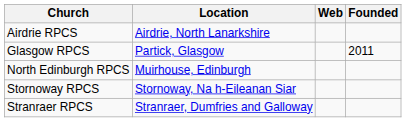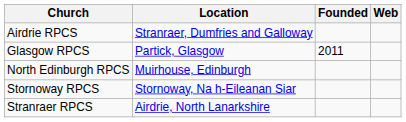columns swapped: (330, 13) <-> (373, 13)
(202, 32) Airdrie, North Lanarkshire -> (224, 32) Stranraer, Dumfries and Galloway
(224, 107) Stranraer, Dumfries and Galloway -> (202, 107) Airdrie, North Lanarkshire
